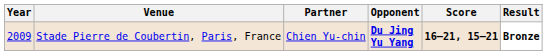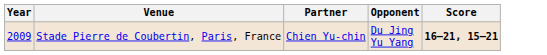- column: (521, 13)
(392, 36) bold -> (392, 36) normal
